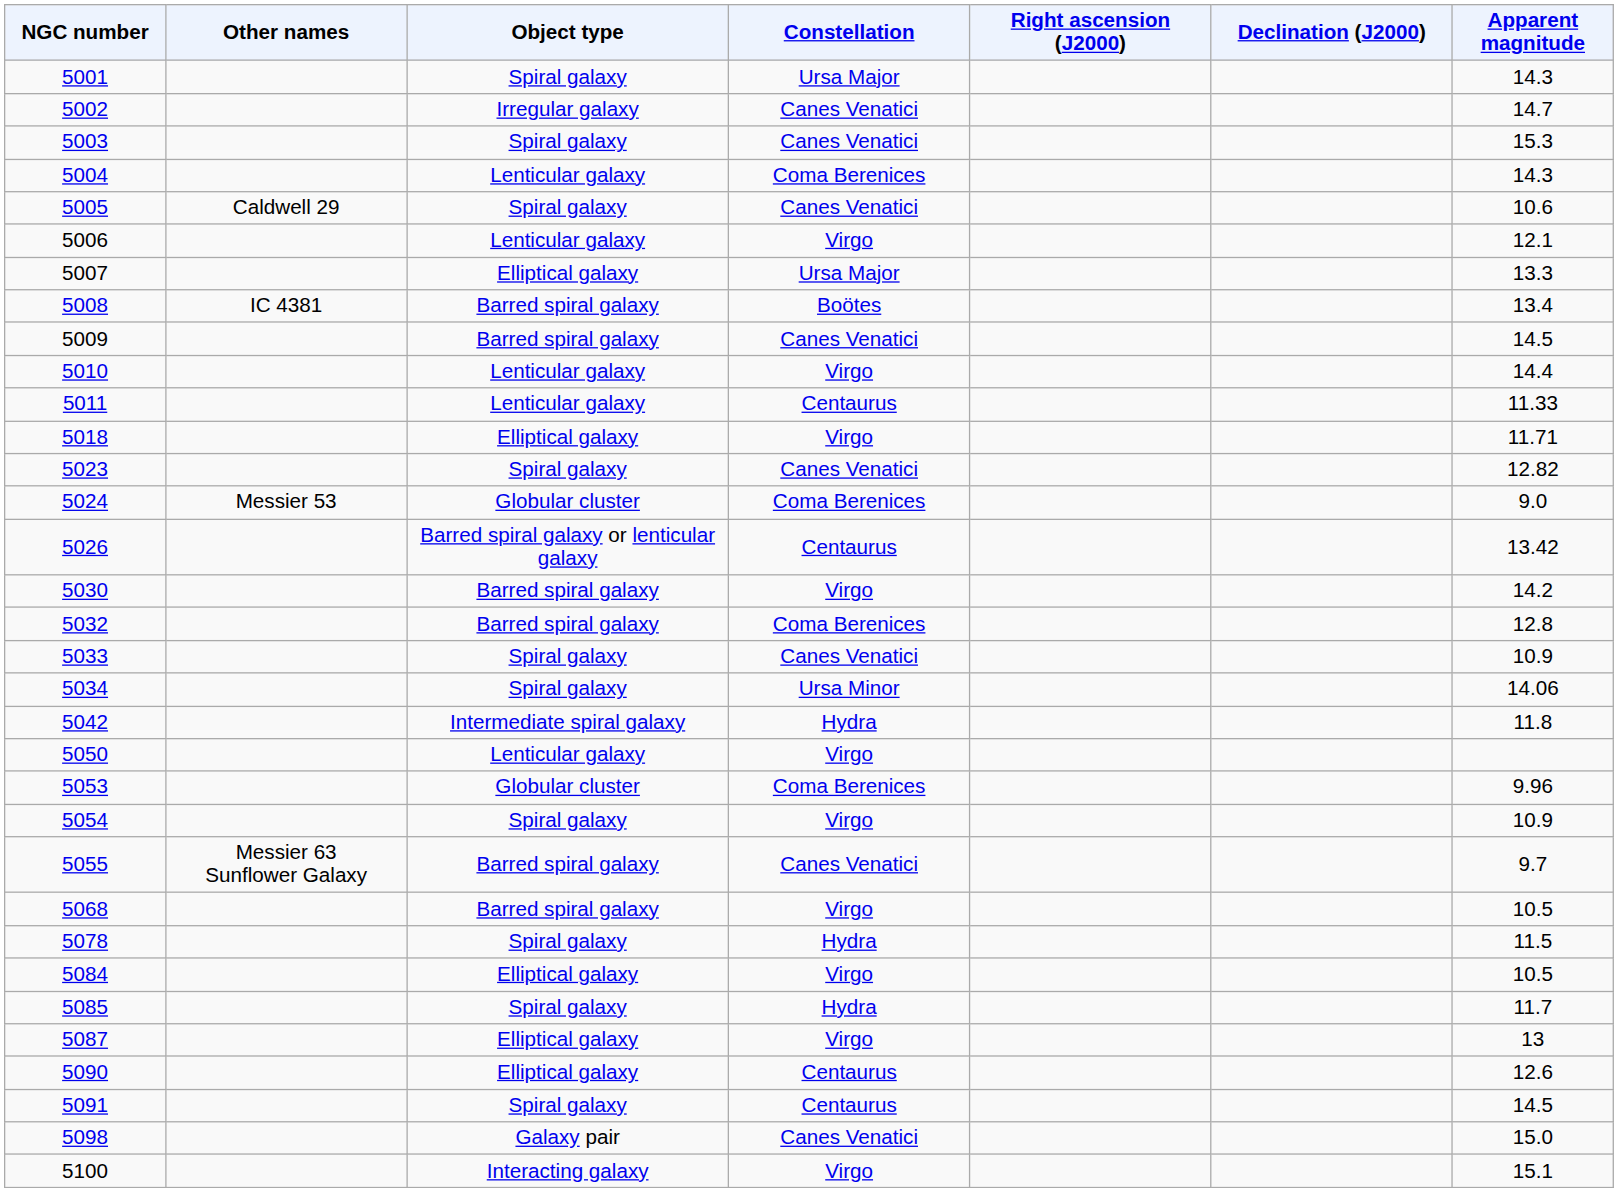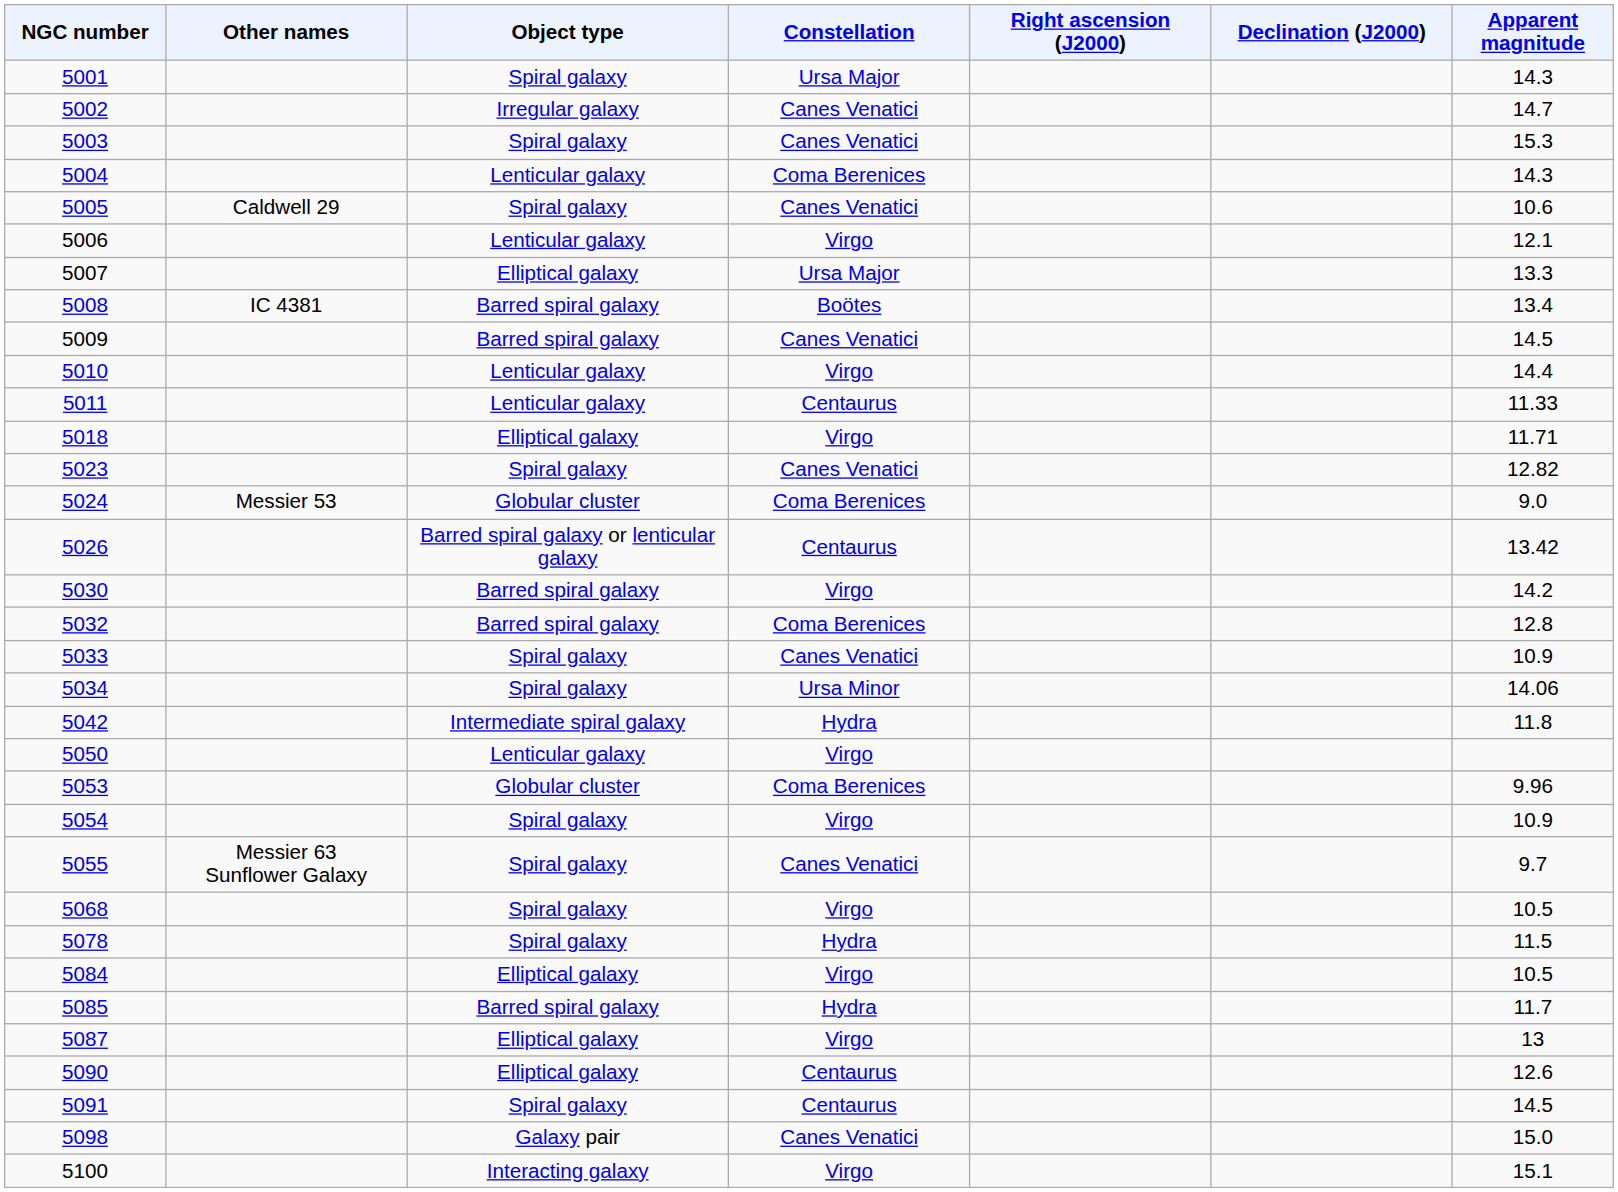(568, 864) Barred spiral galaxy -> (568, 864) Spiral galaxy
(568, 908) Barred spiral galaxy -> (568, 908) Spiral galaxy
(568, 1007) Spiral galaxy -> (568, 1007) Barred spiral galaxy
